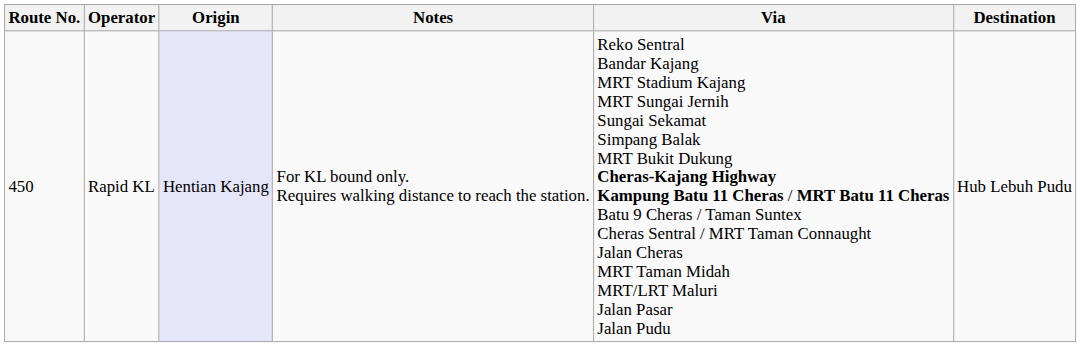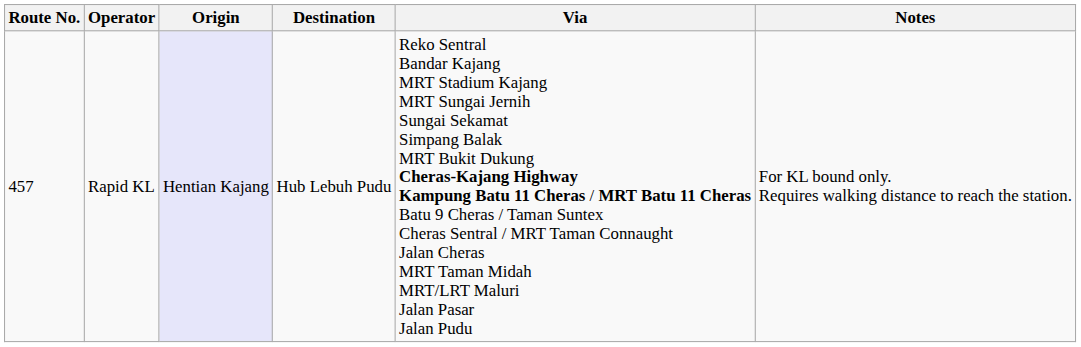columns swapped: (1014, 17) <-> (433, 17)
(21, 186) 450 -> (21, 186) 457
